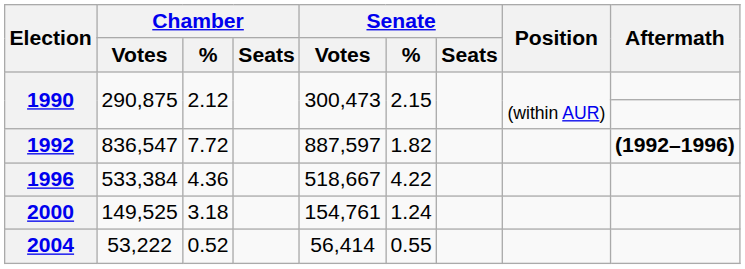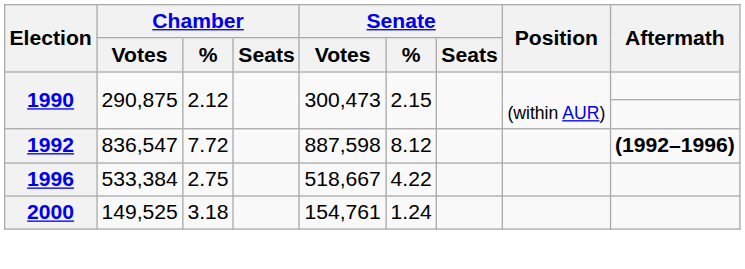(343, 145) 887,597 -> (343, 145) 887,598
(411, 145) 1.82 -> (411, 145) 8.12
(208, 178) 4.36 -> (208, 178) 2.75
- row: (51, 245)
